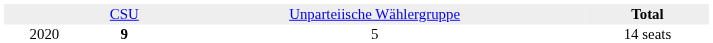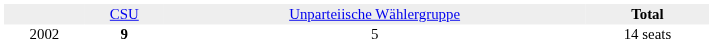(44, 34) 2020 -> (44, 34) 2002
